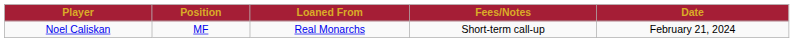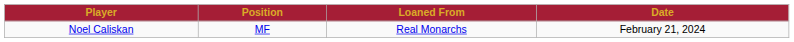- column: (503, 13)
